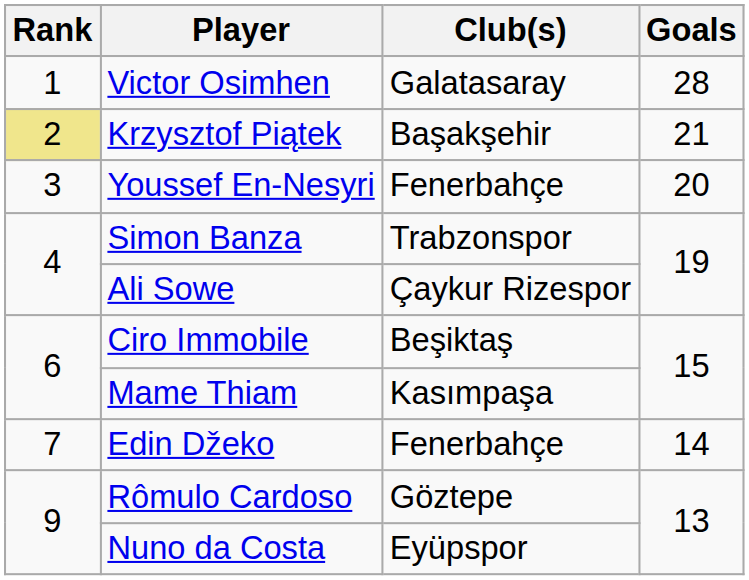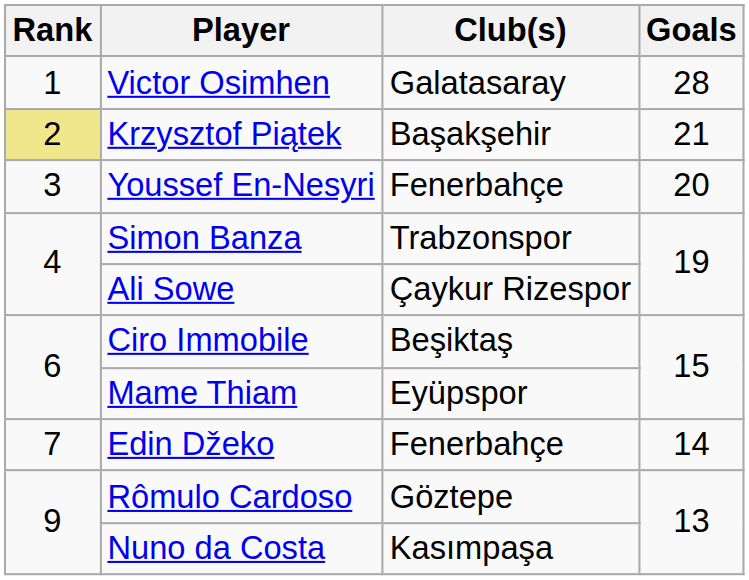(471, 392) Kasımpaşa -> (459, 392) Eyüpspor
(459, 548) Eyüpspor -> (471, 548) Kasımpaşa
